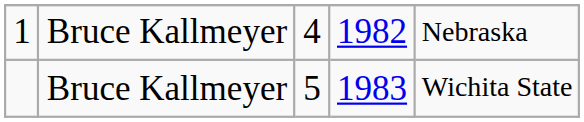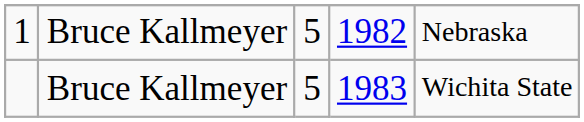(312, 32) 4 -> (312, 32) 5
